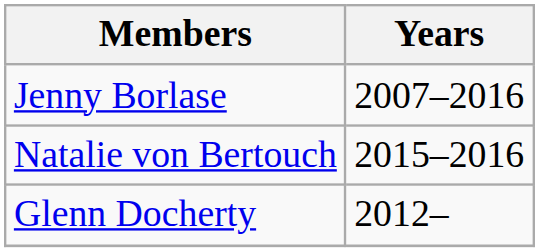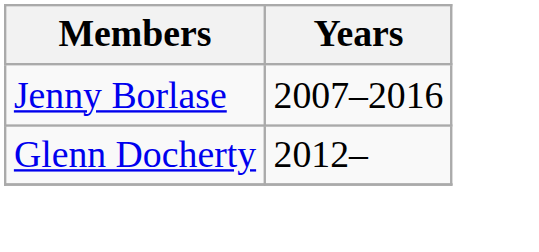- row: (175, 154)
